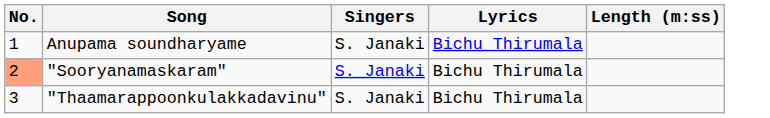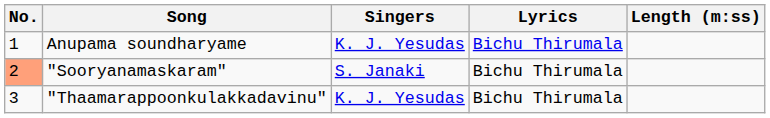(380, 45) S. Janaki -> (400, 45) K. J. Yesudas
(380, 99) S. Janaki -> (400, 99) K. J. Yesudas
